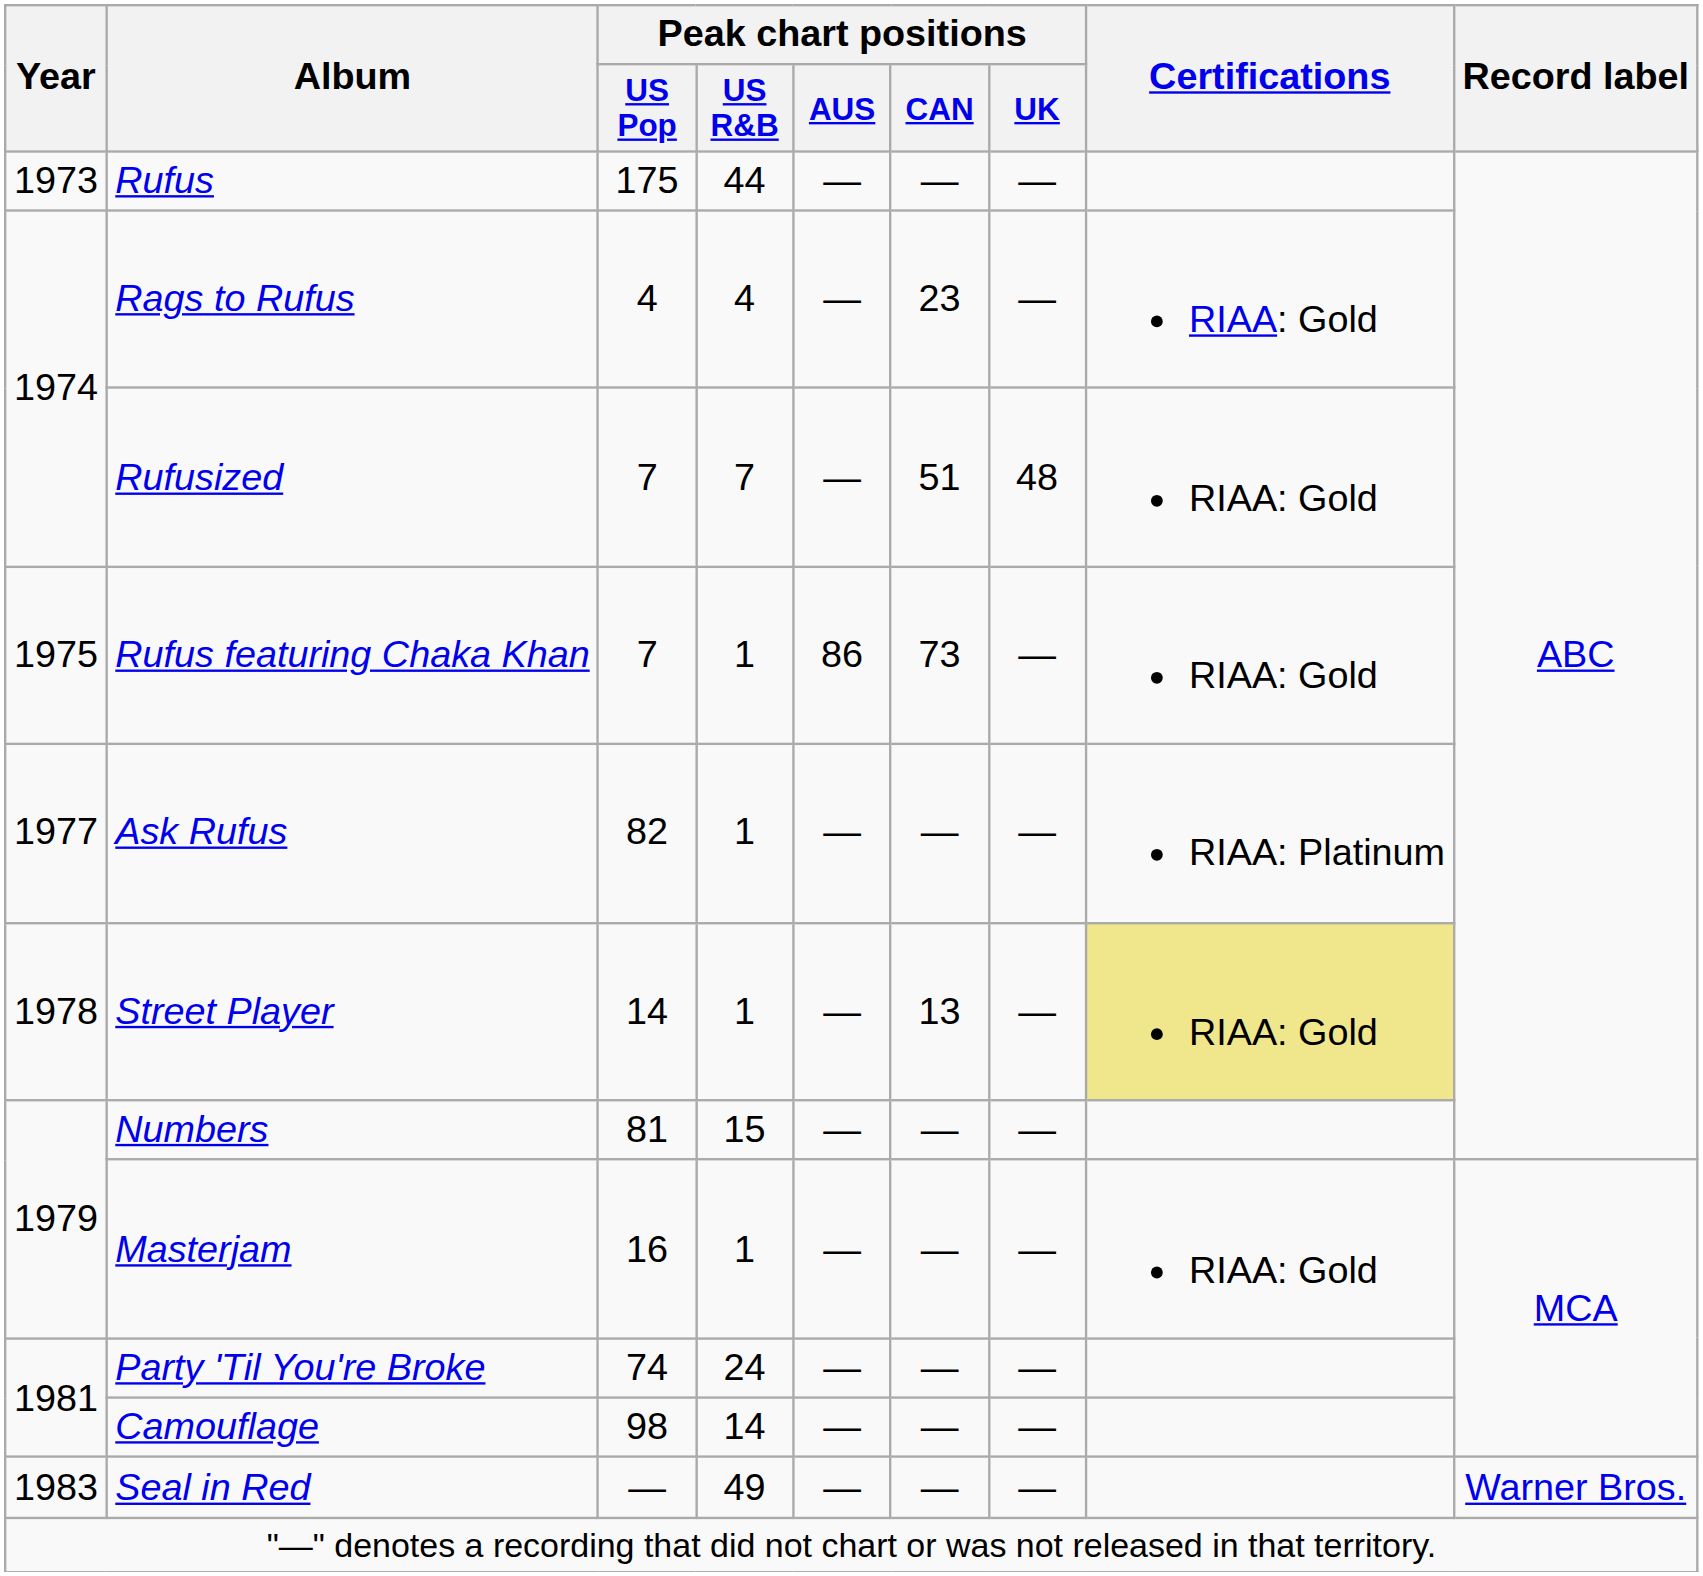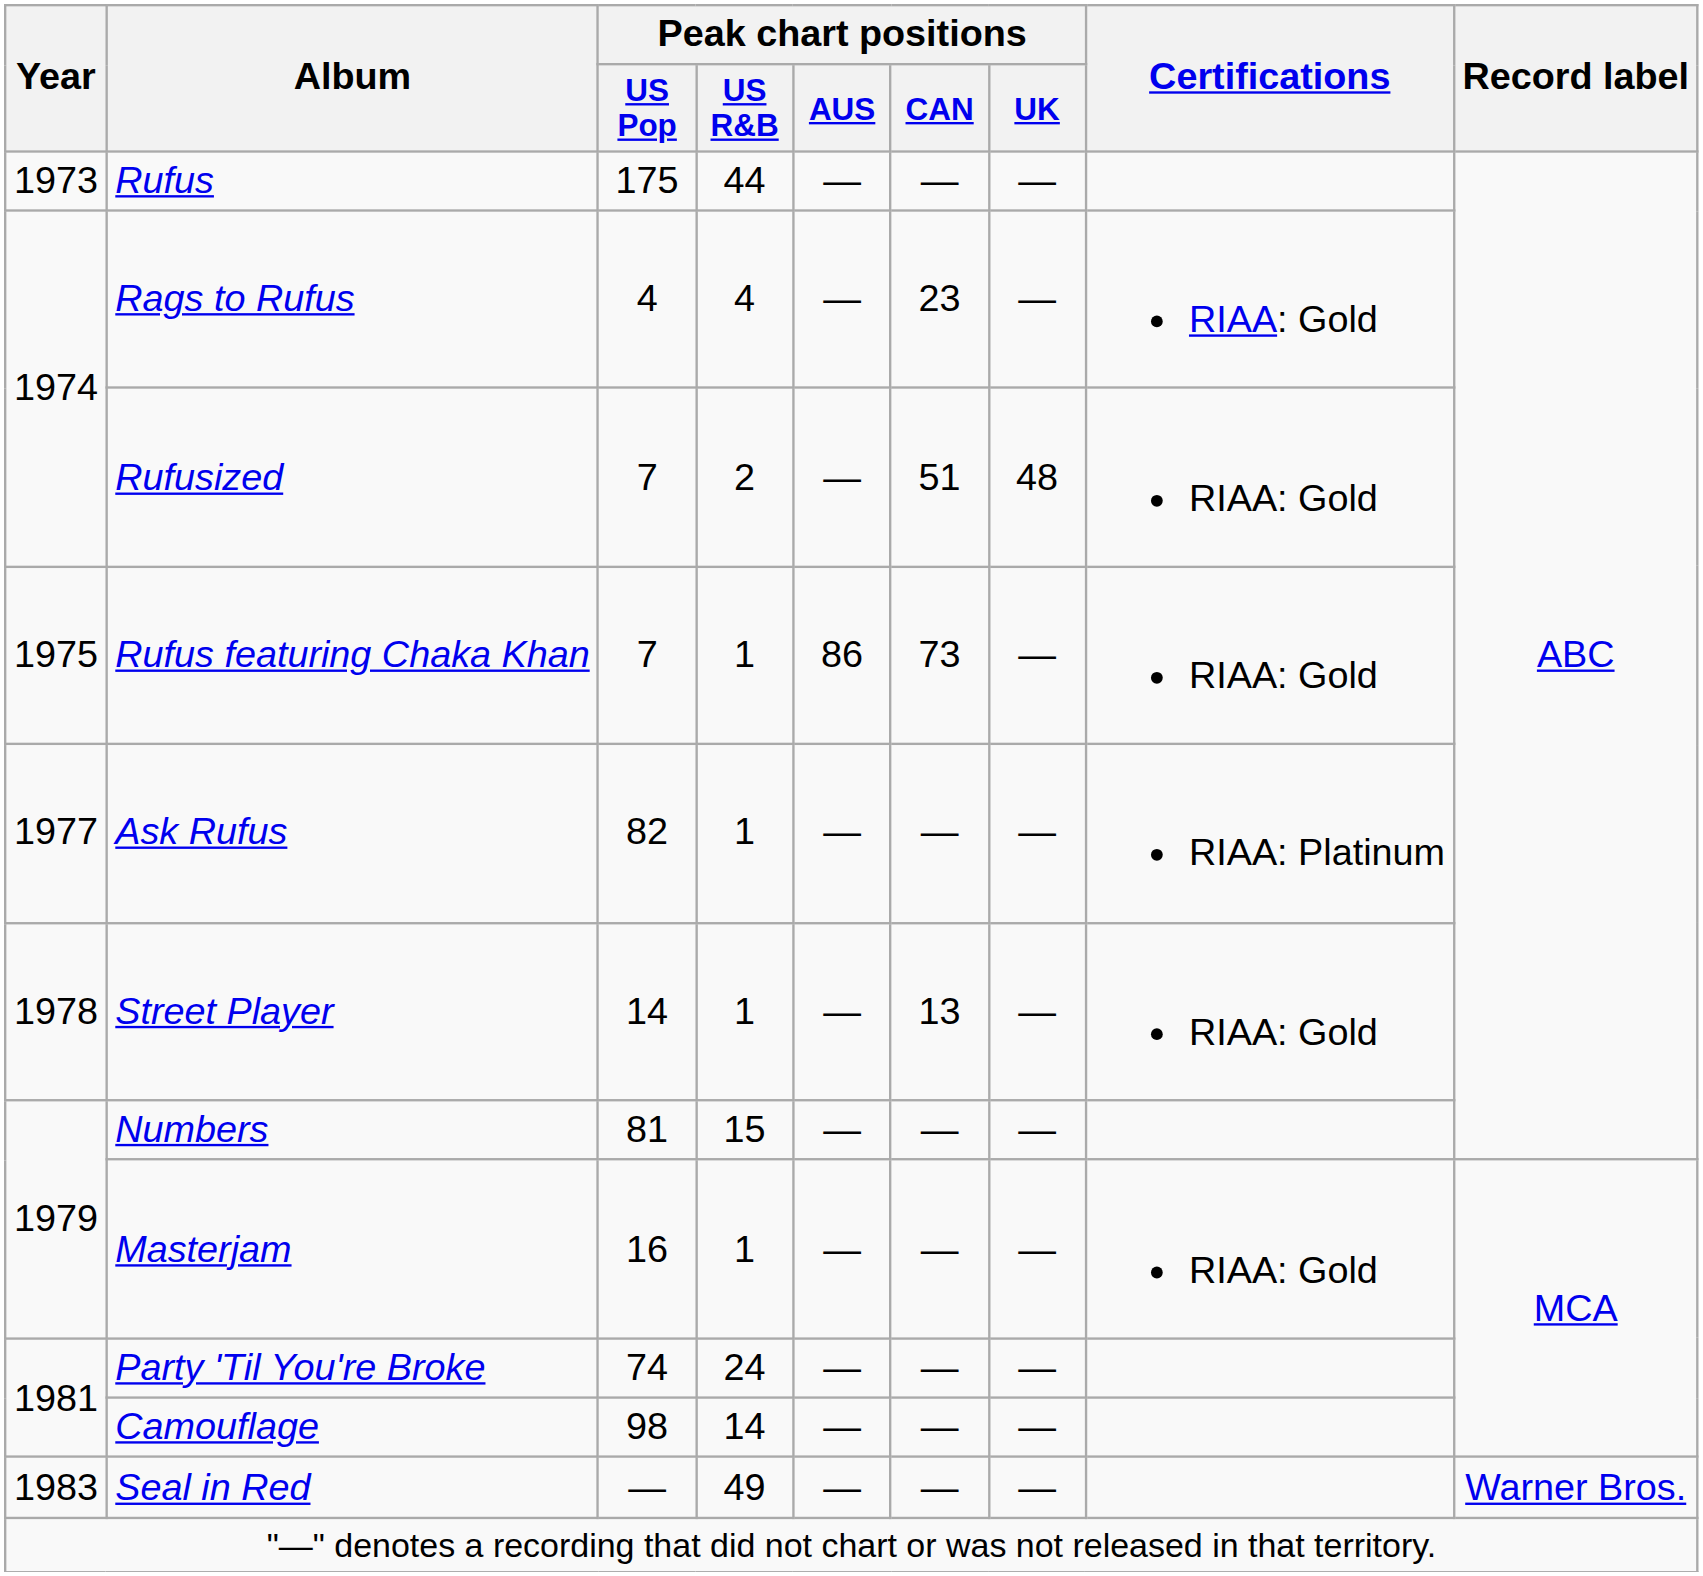(745, 476) 7 -> (745, 476) 2
(1270, 1032) khaki background -> (1270, 1032) no background
